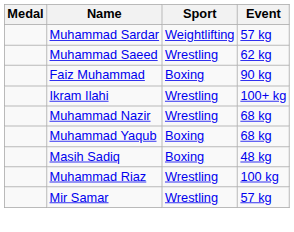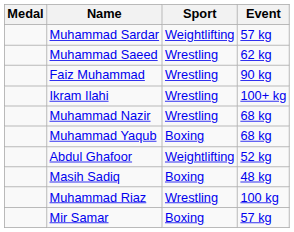(185, 75) Boxing -> (192, 75) Wrestling
+ row: (91, 156)
(192, 197) Wrestling -> (185, 217) Boxing
